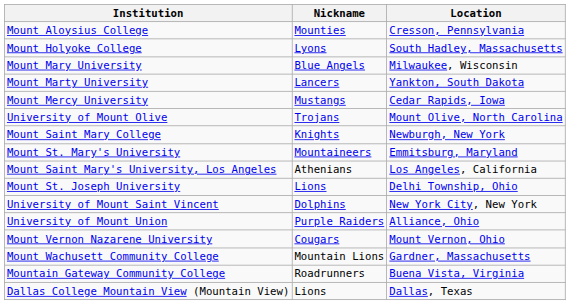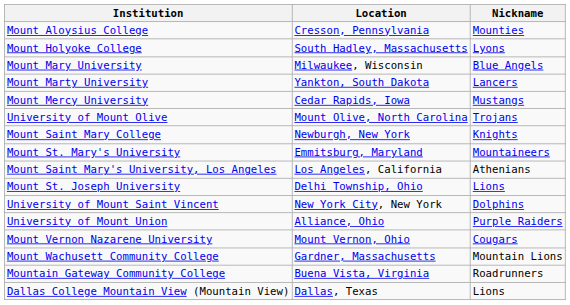columns swapped: (339, 13) <-> (476, 13)
